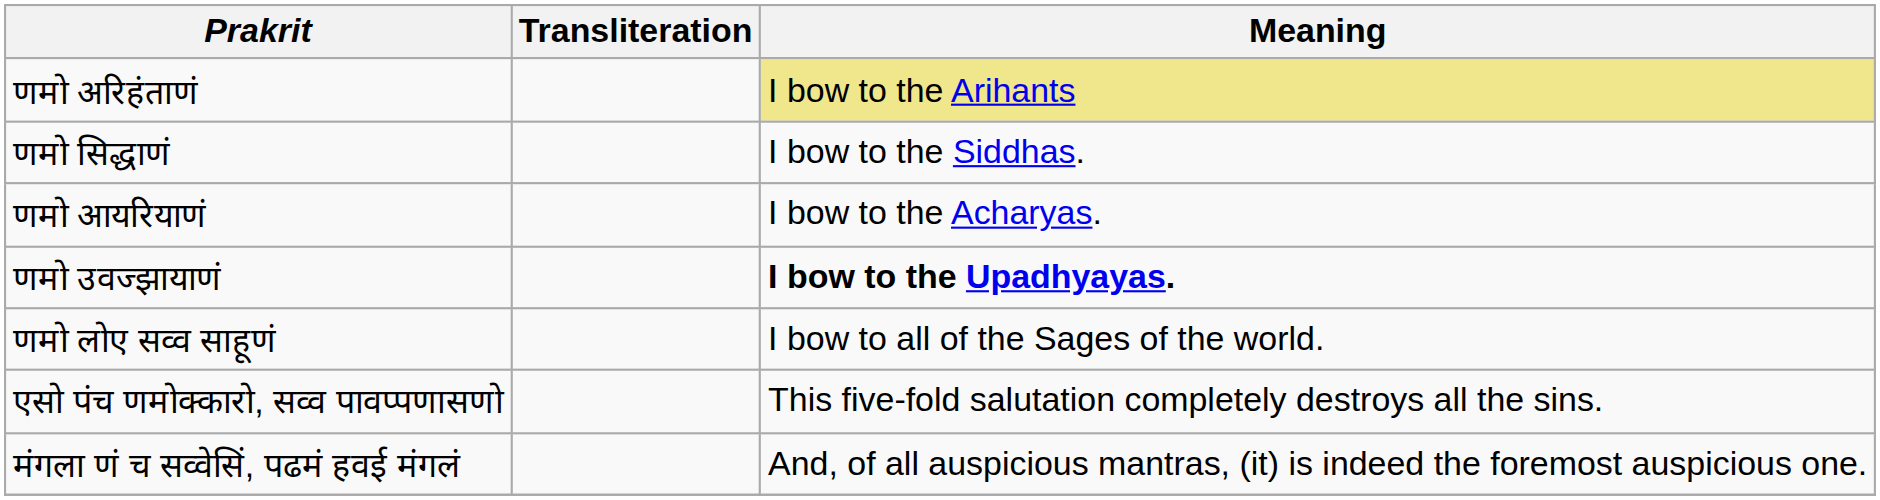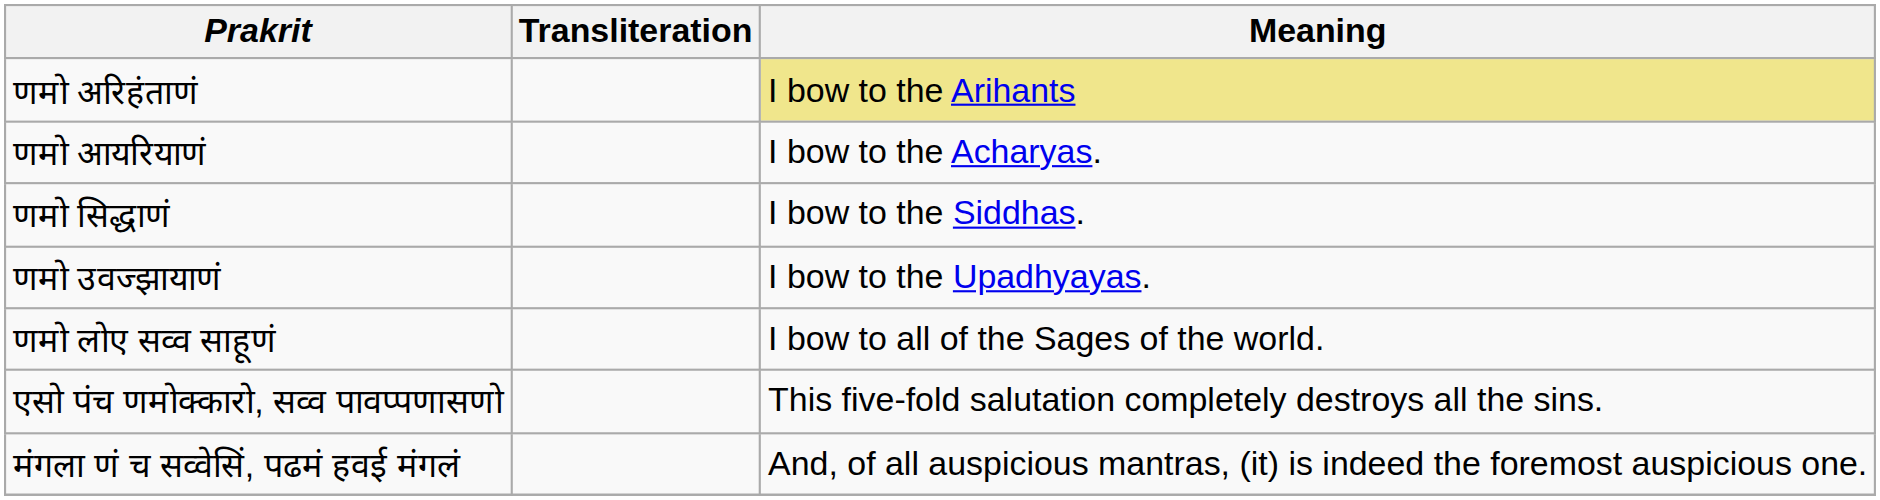rows swapped: (92, 153) <-> (110, 216)
(972, 276) bold -> (960, 276) normal
